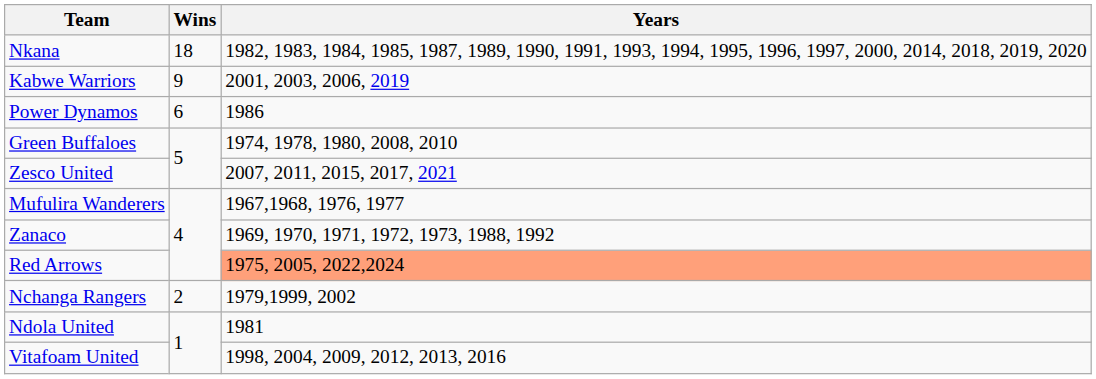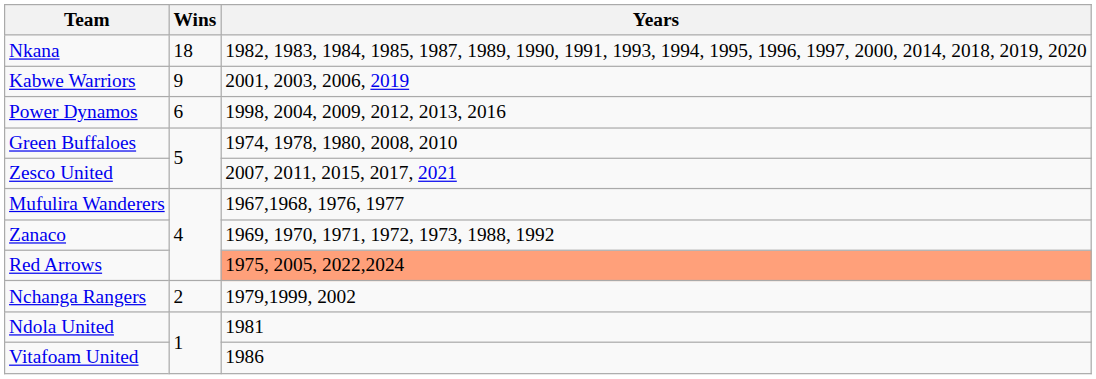(245, 111) 1986 -> (366, 111) 1998, 2004, 2009, 2012, 2013, 2016
(366, 357) 1998, 2004, 2009, 2012, 2013, 2016 -> (245, 357) 1986
